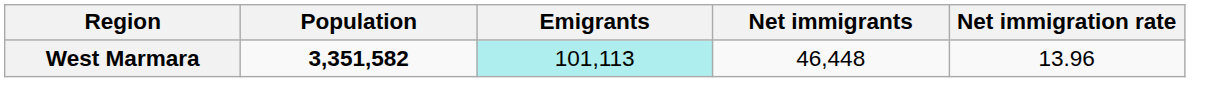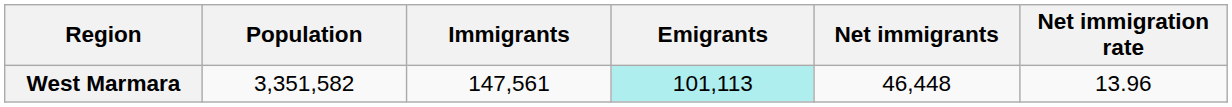+ column: (509, 35)
(359, 58) bold -> (304, 83) normal
